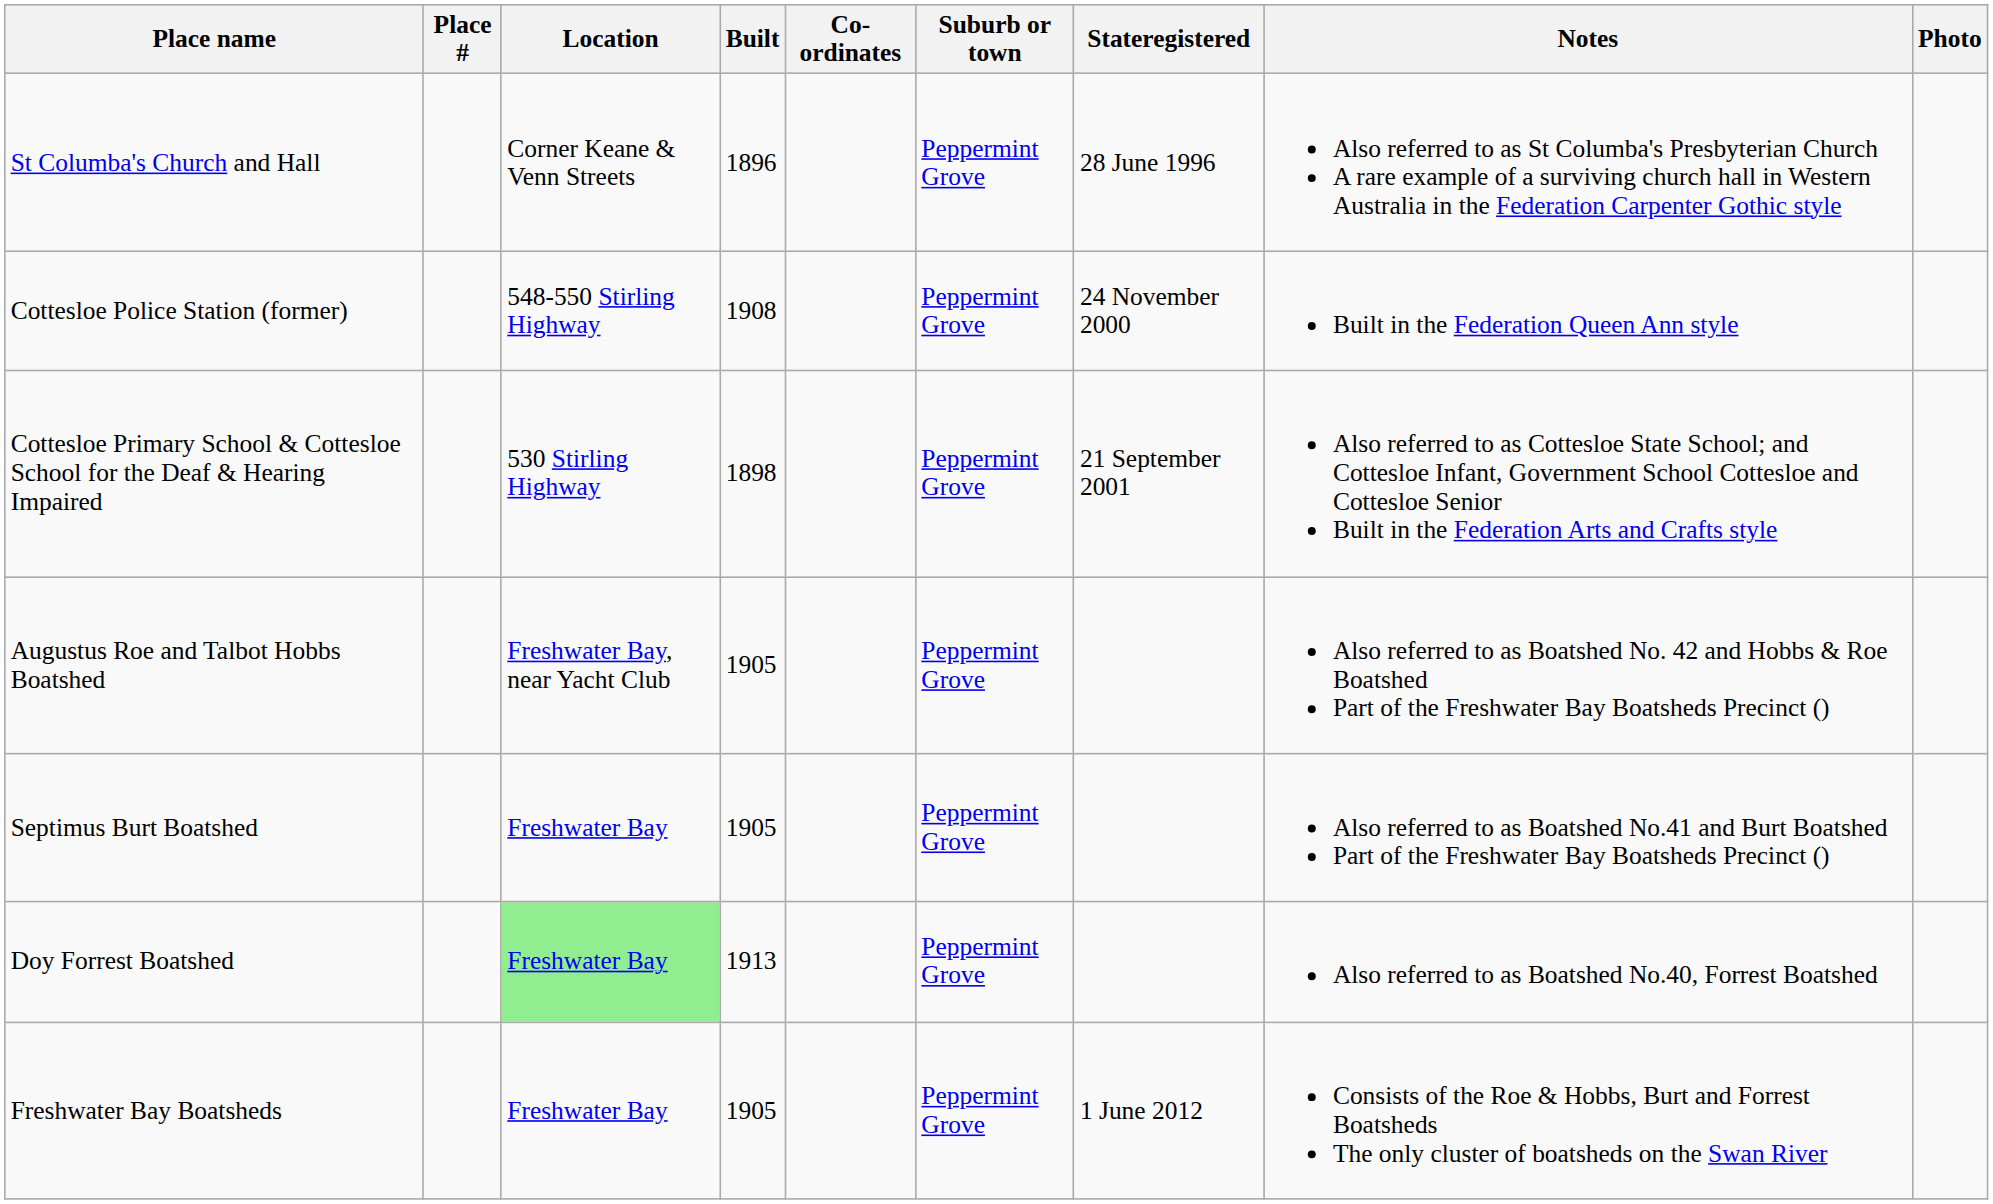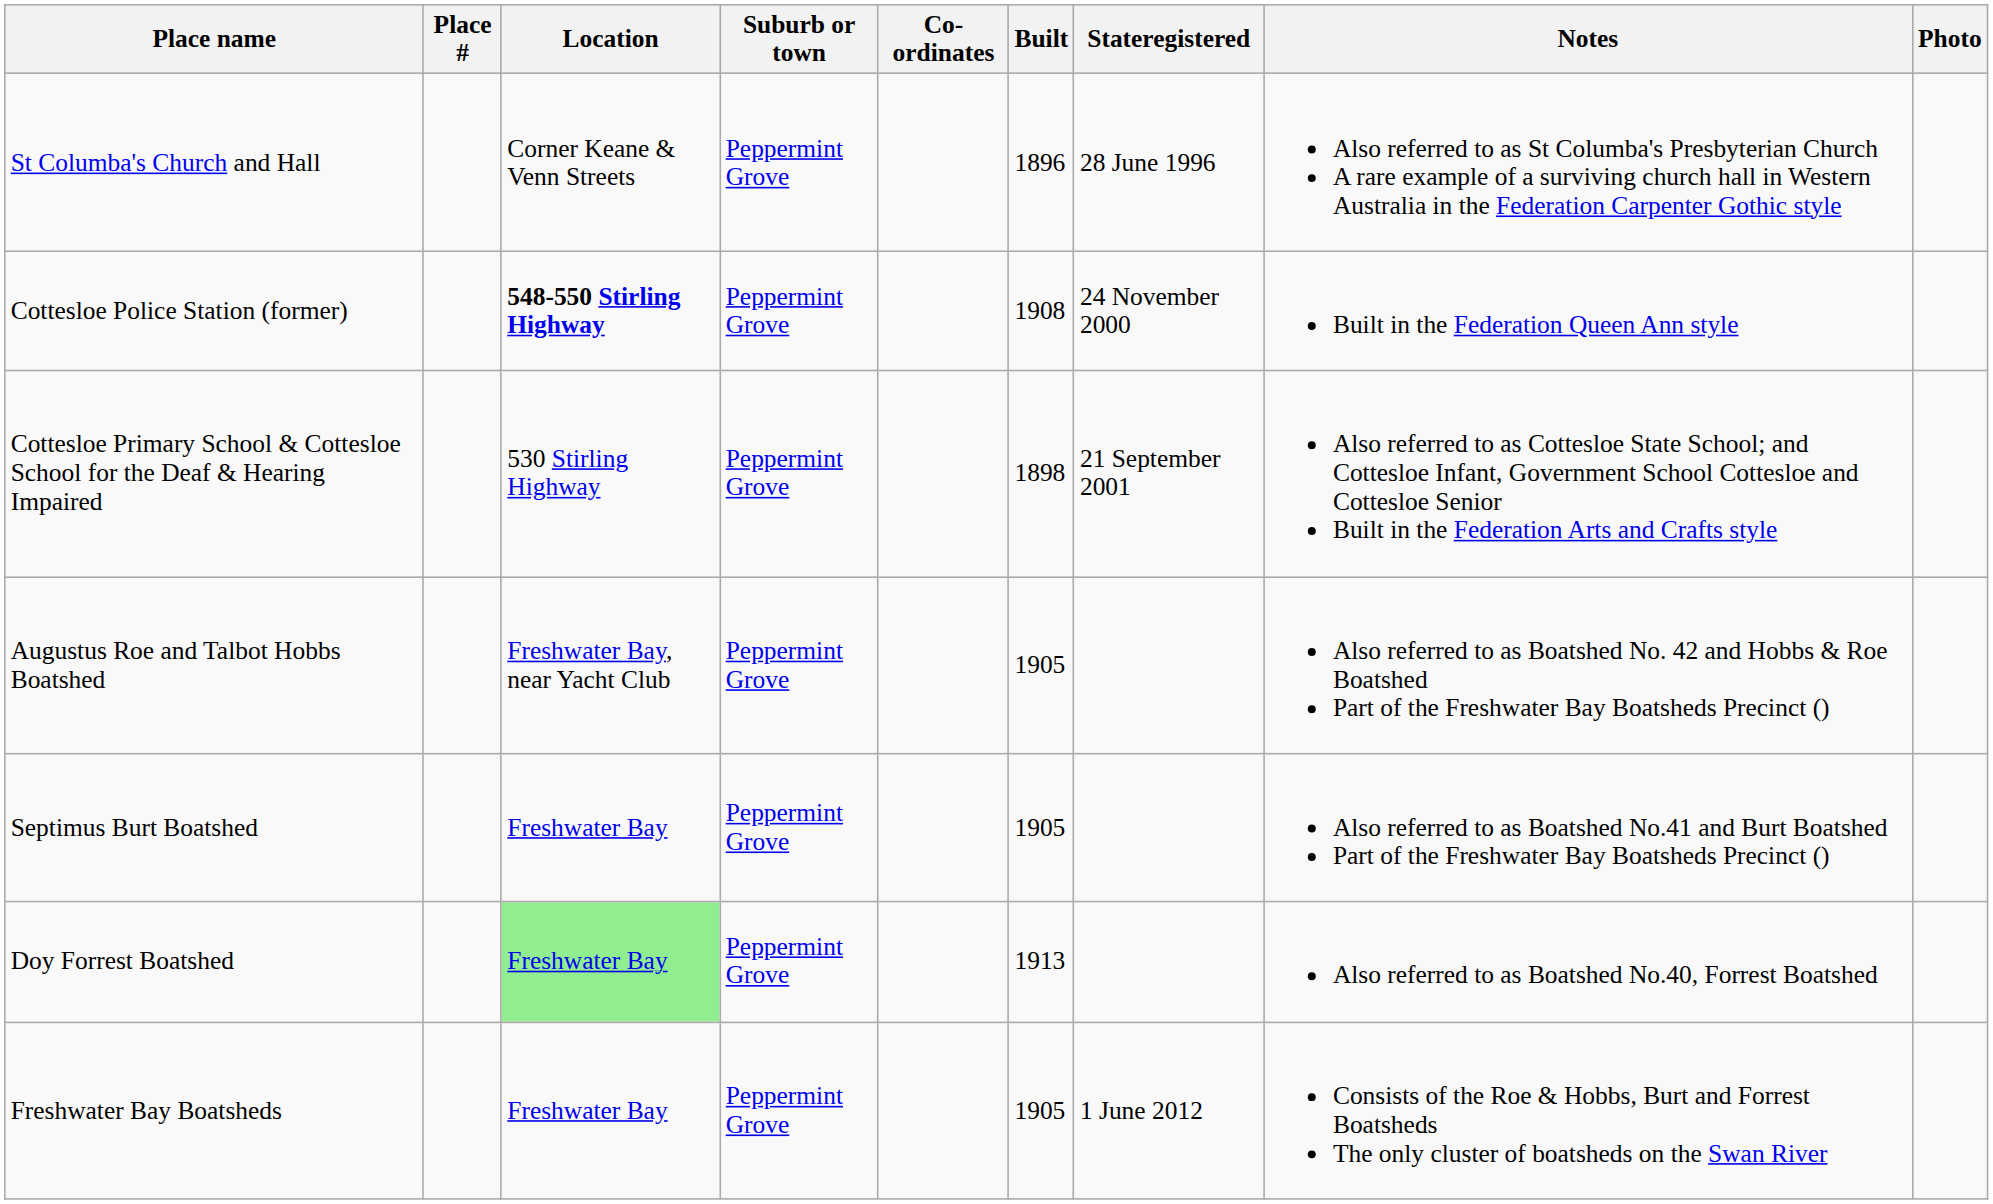columns swapped: (995, 38) <-> (753, 38)
(591, 310) normal -> (594, 310) bold
